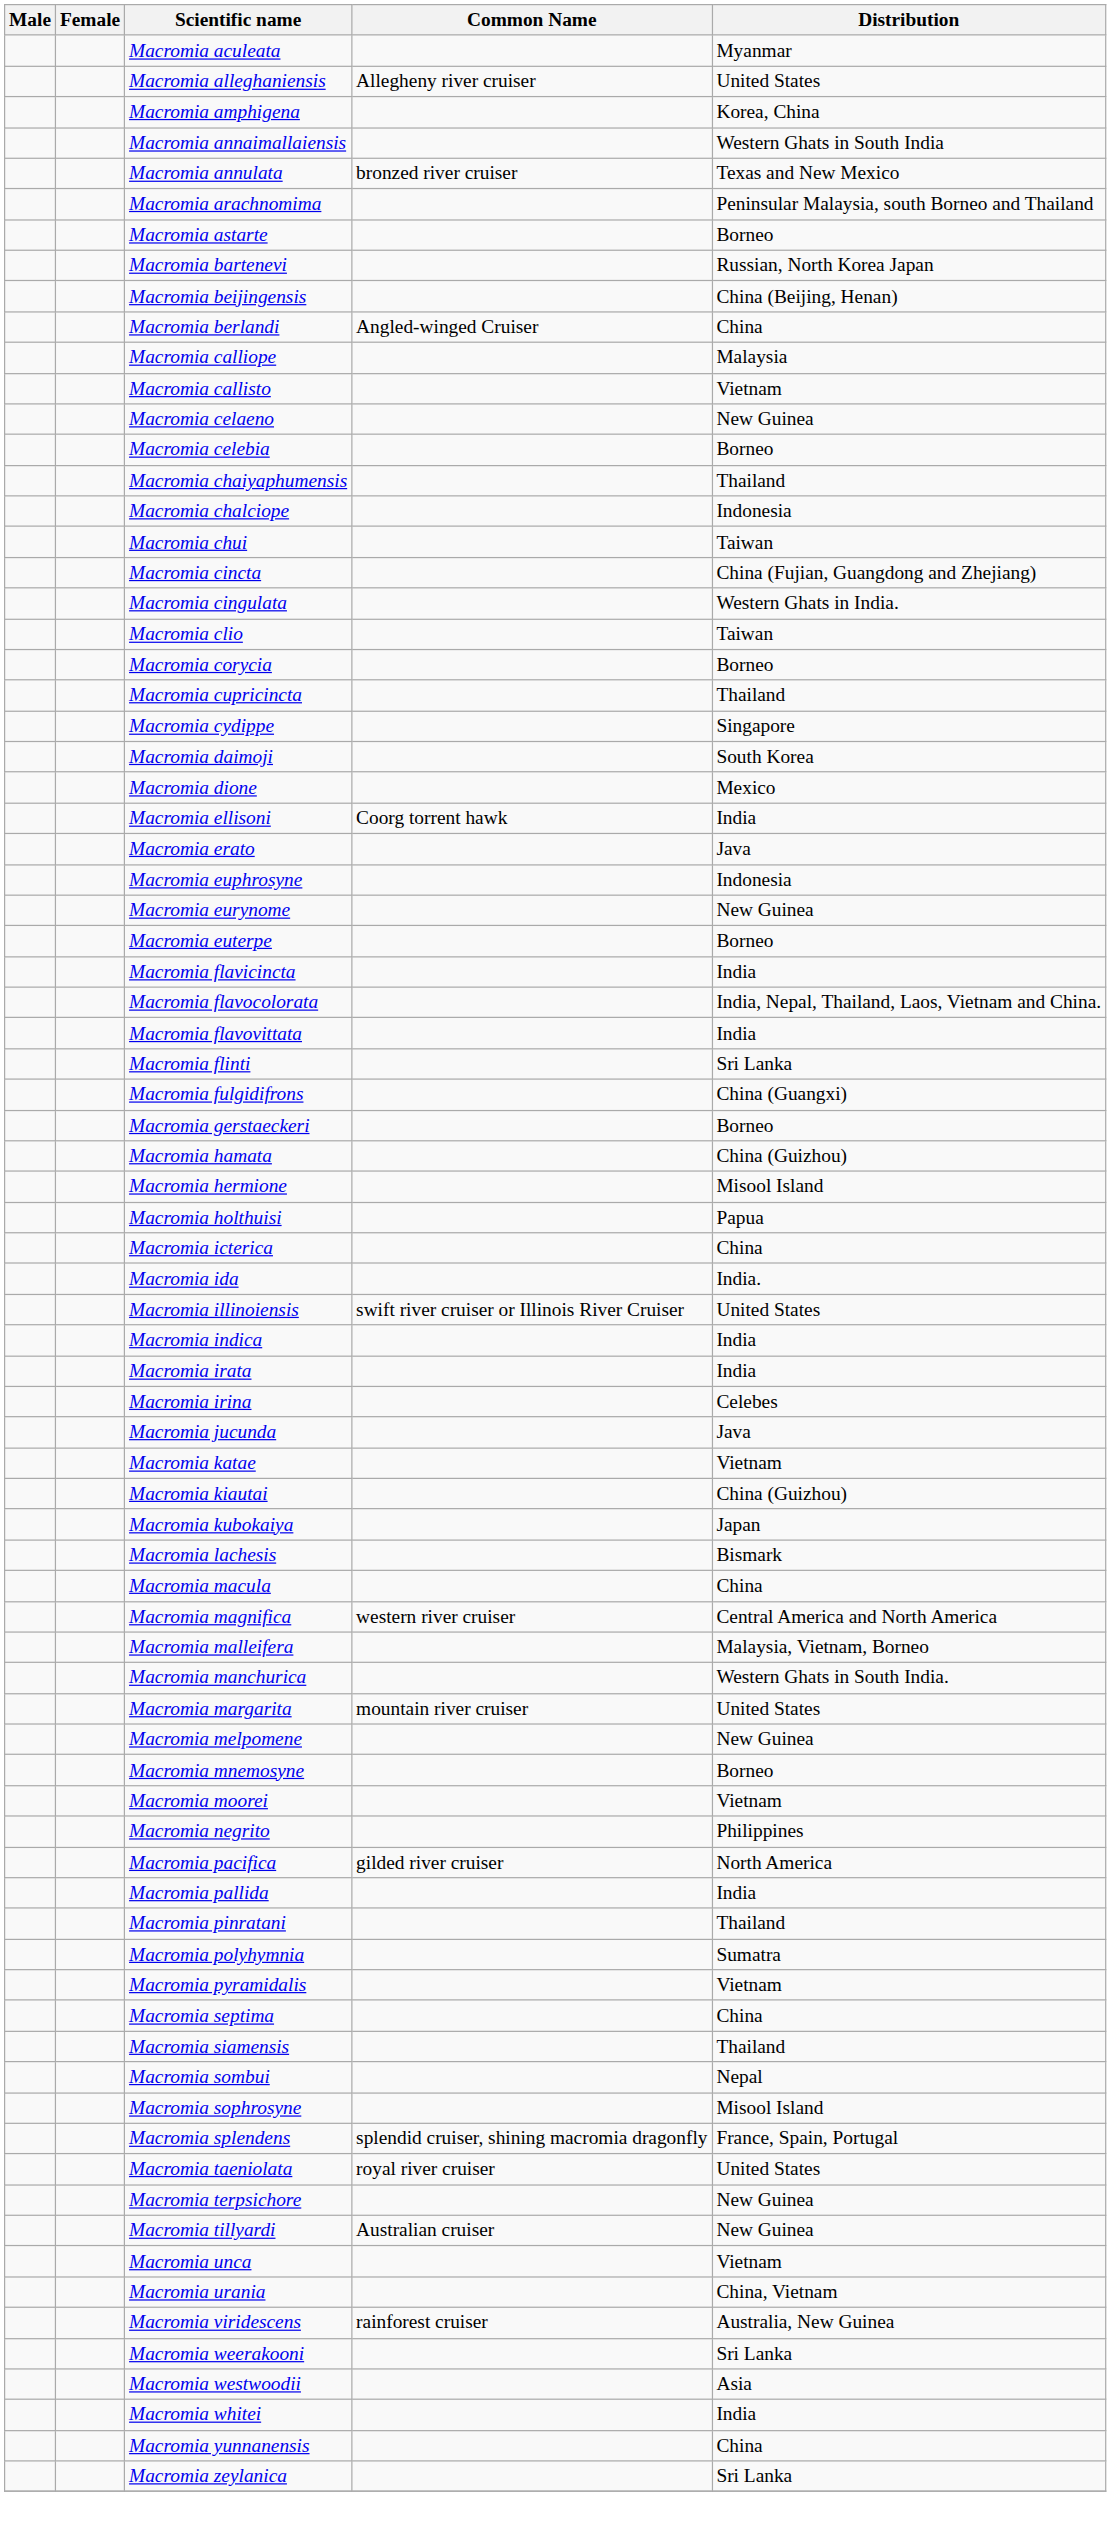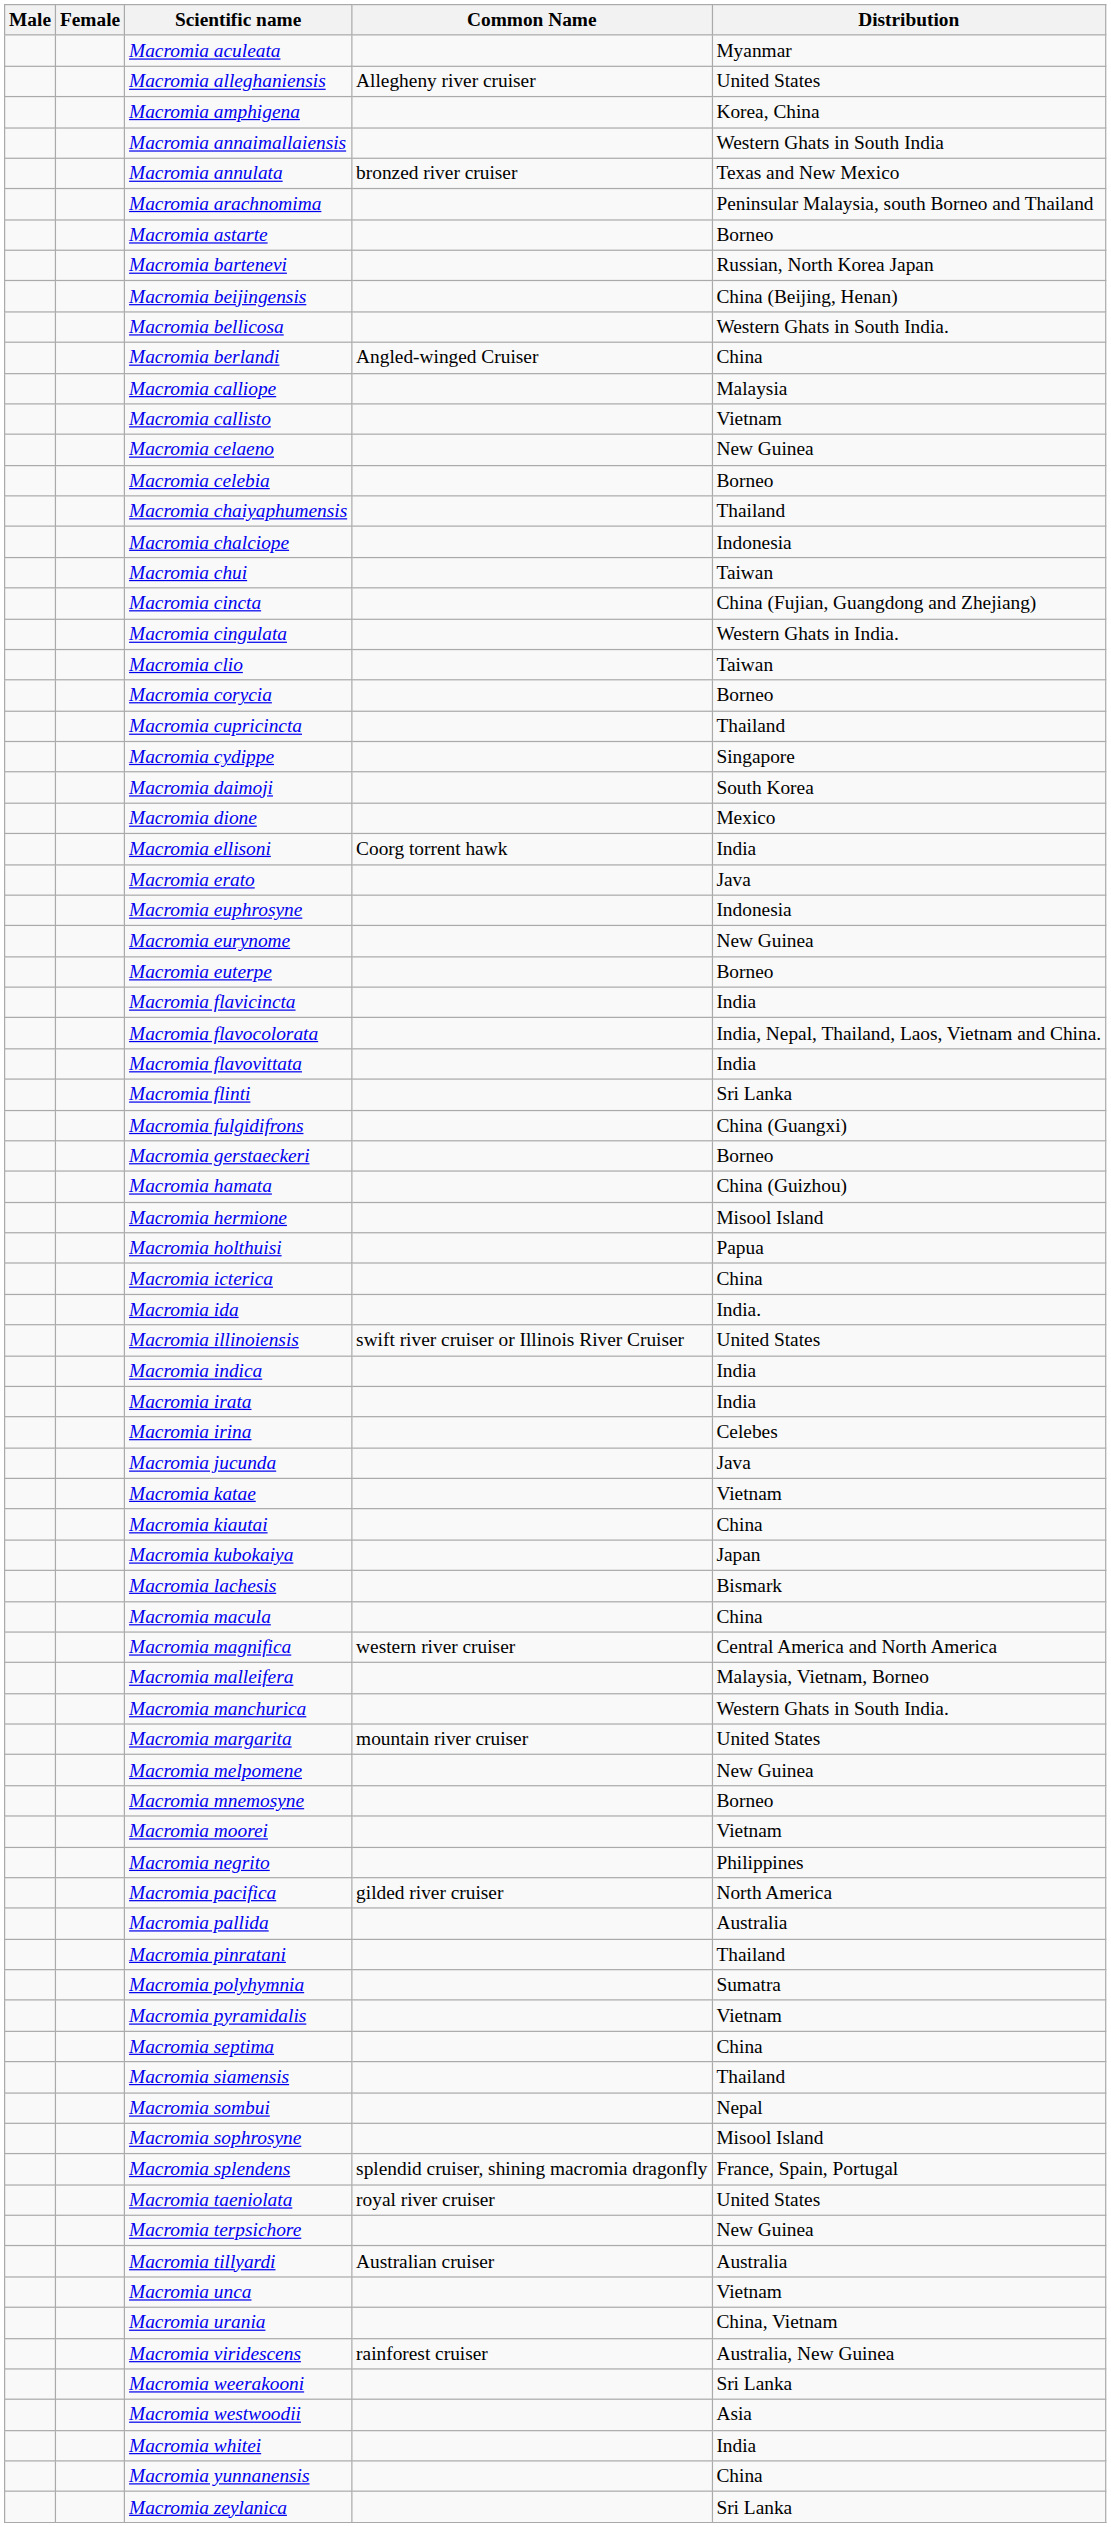+ row: (206, 326)
(782, 1493) China (Guizhou) -> (740, 1524) China
(736, 1892) India -> (752, 1923) Australia
(765, 2230) New Guinea -> (752, 2261) Australia
